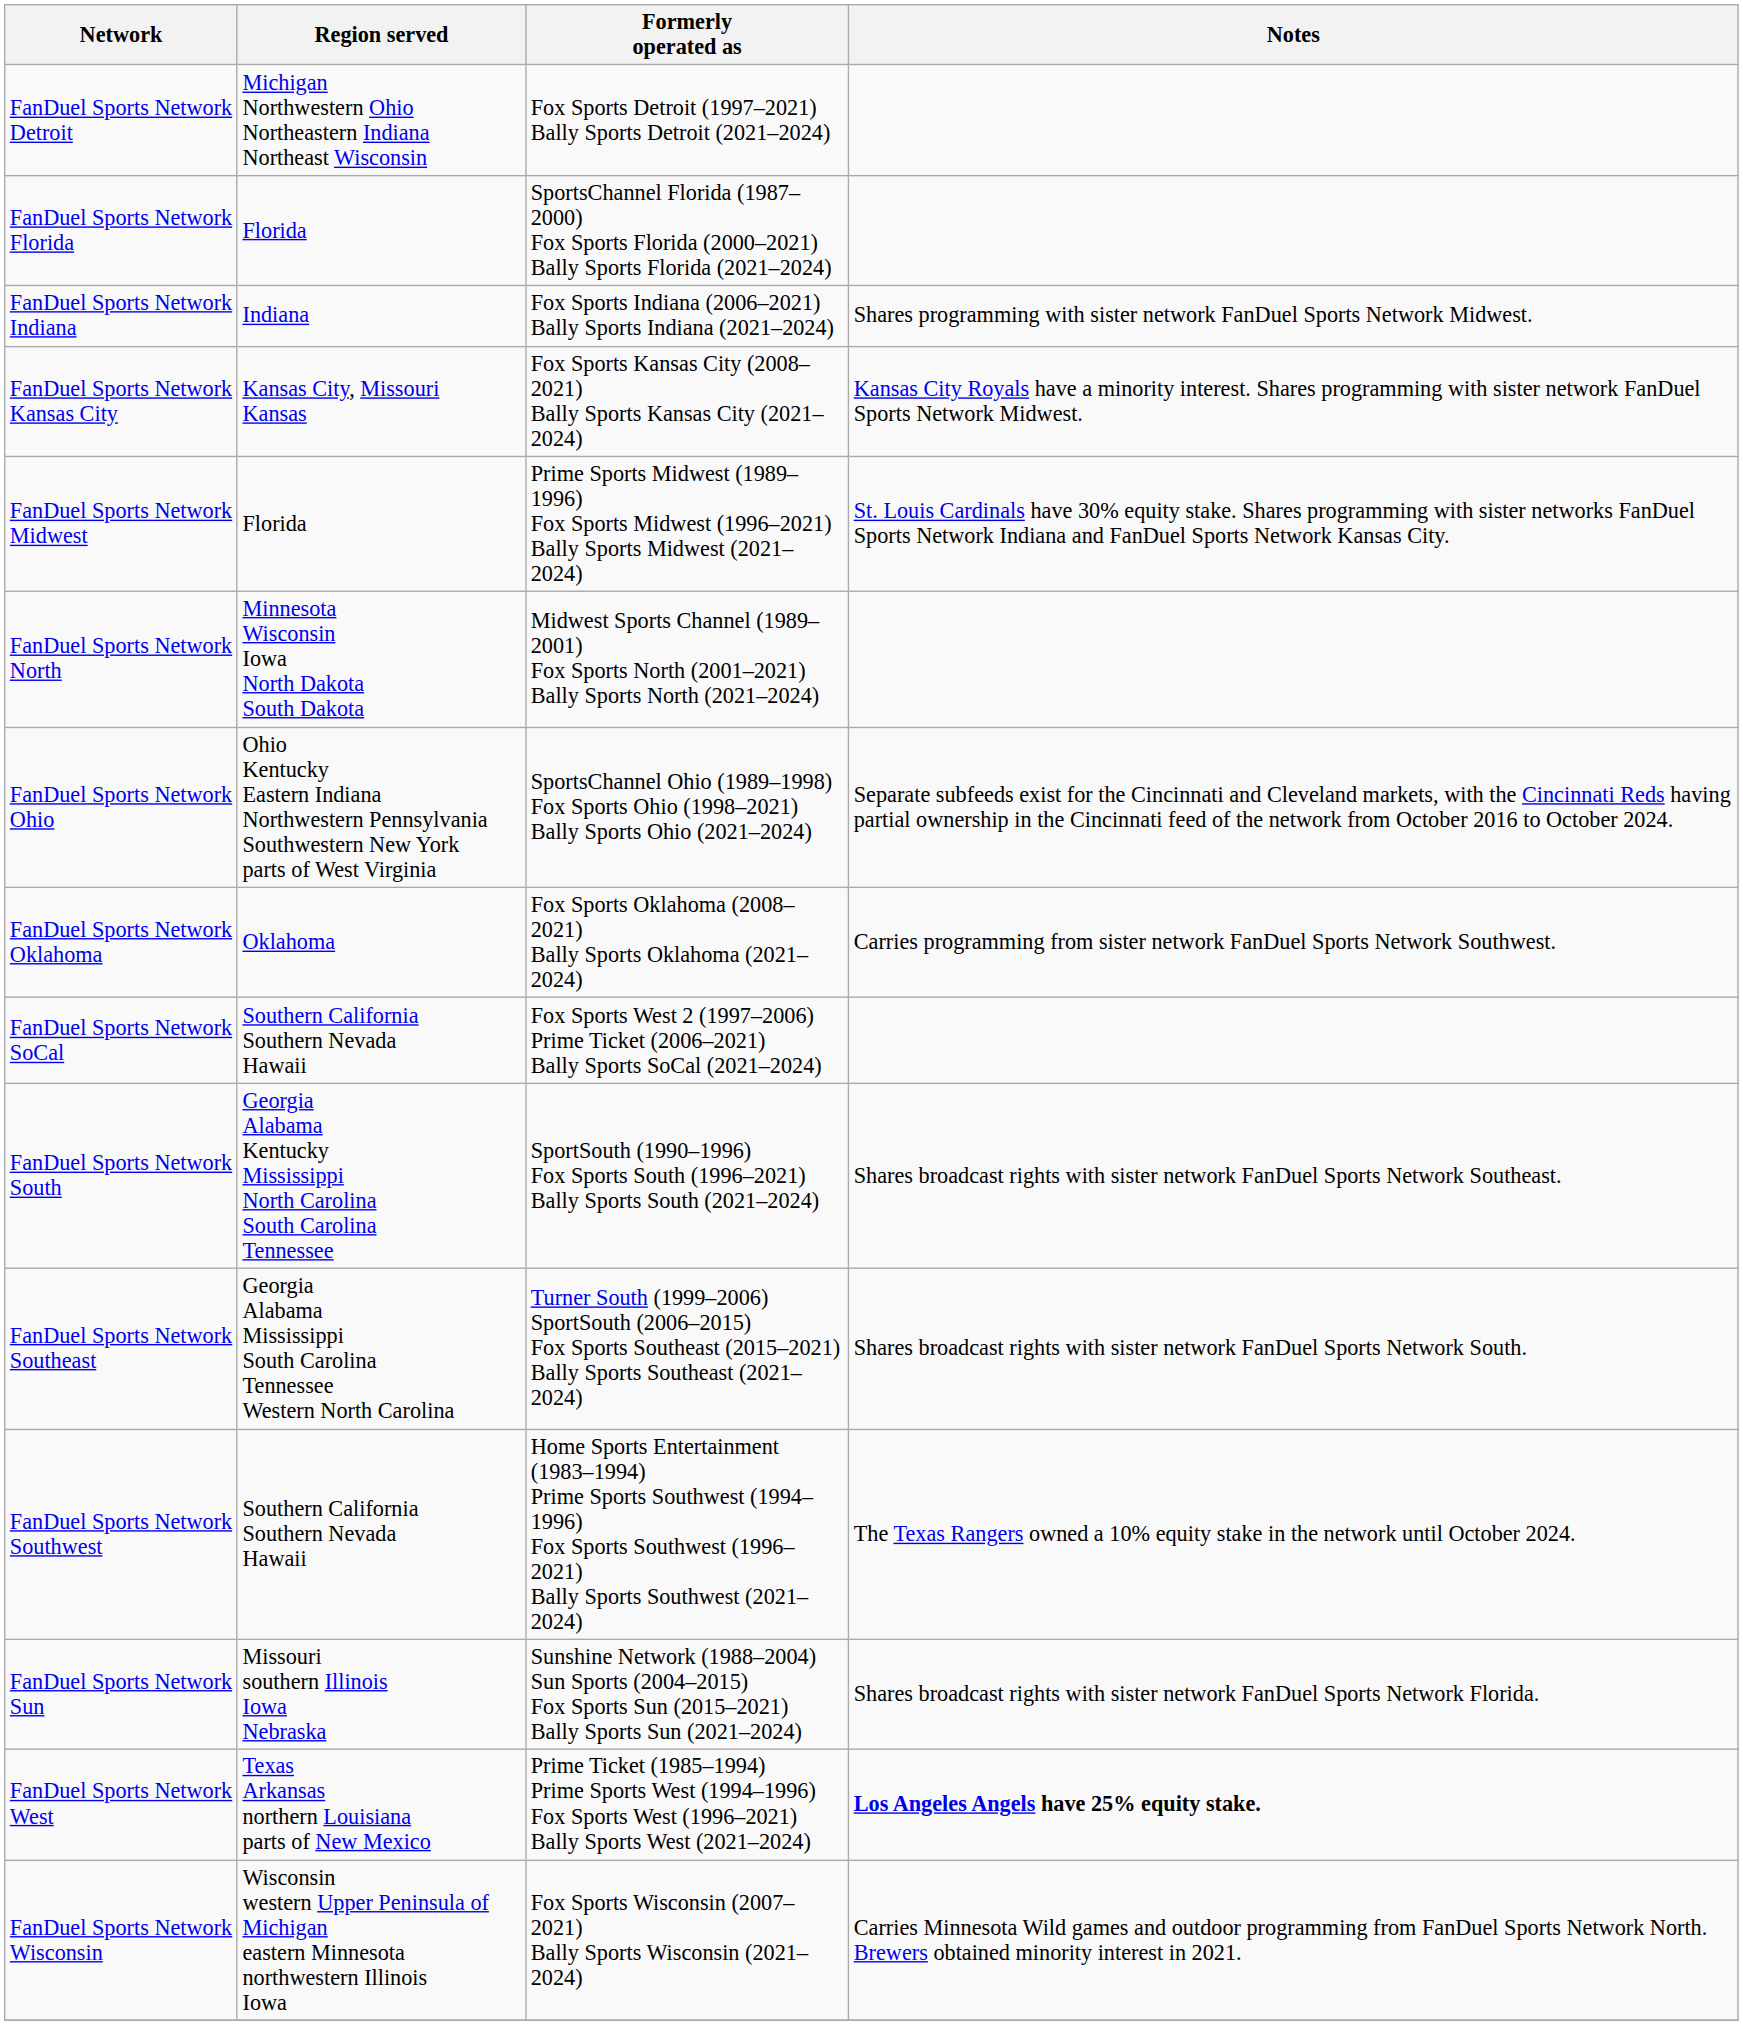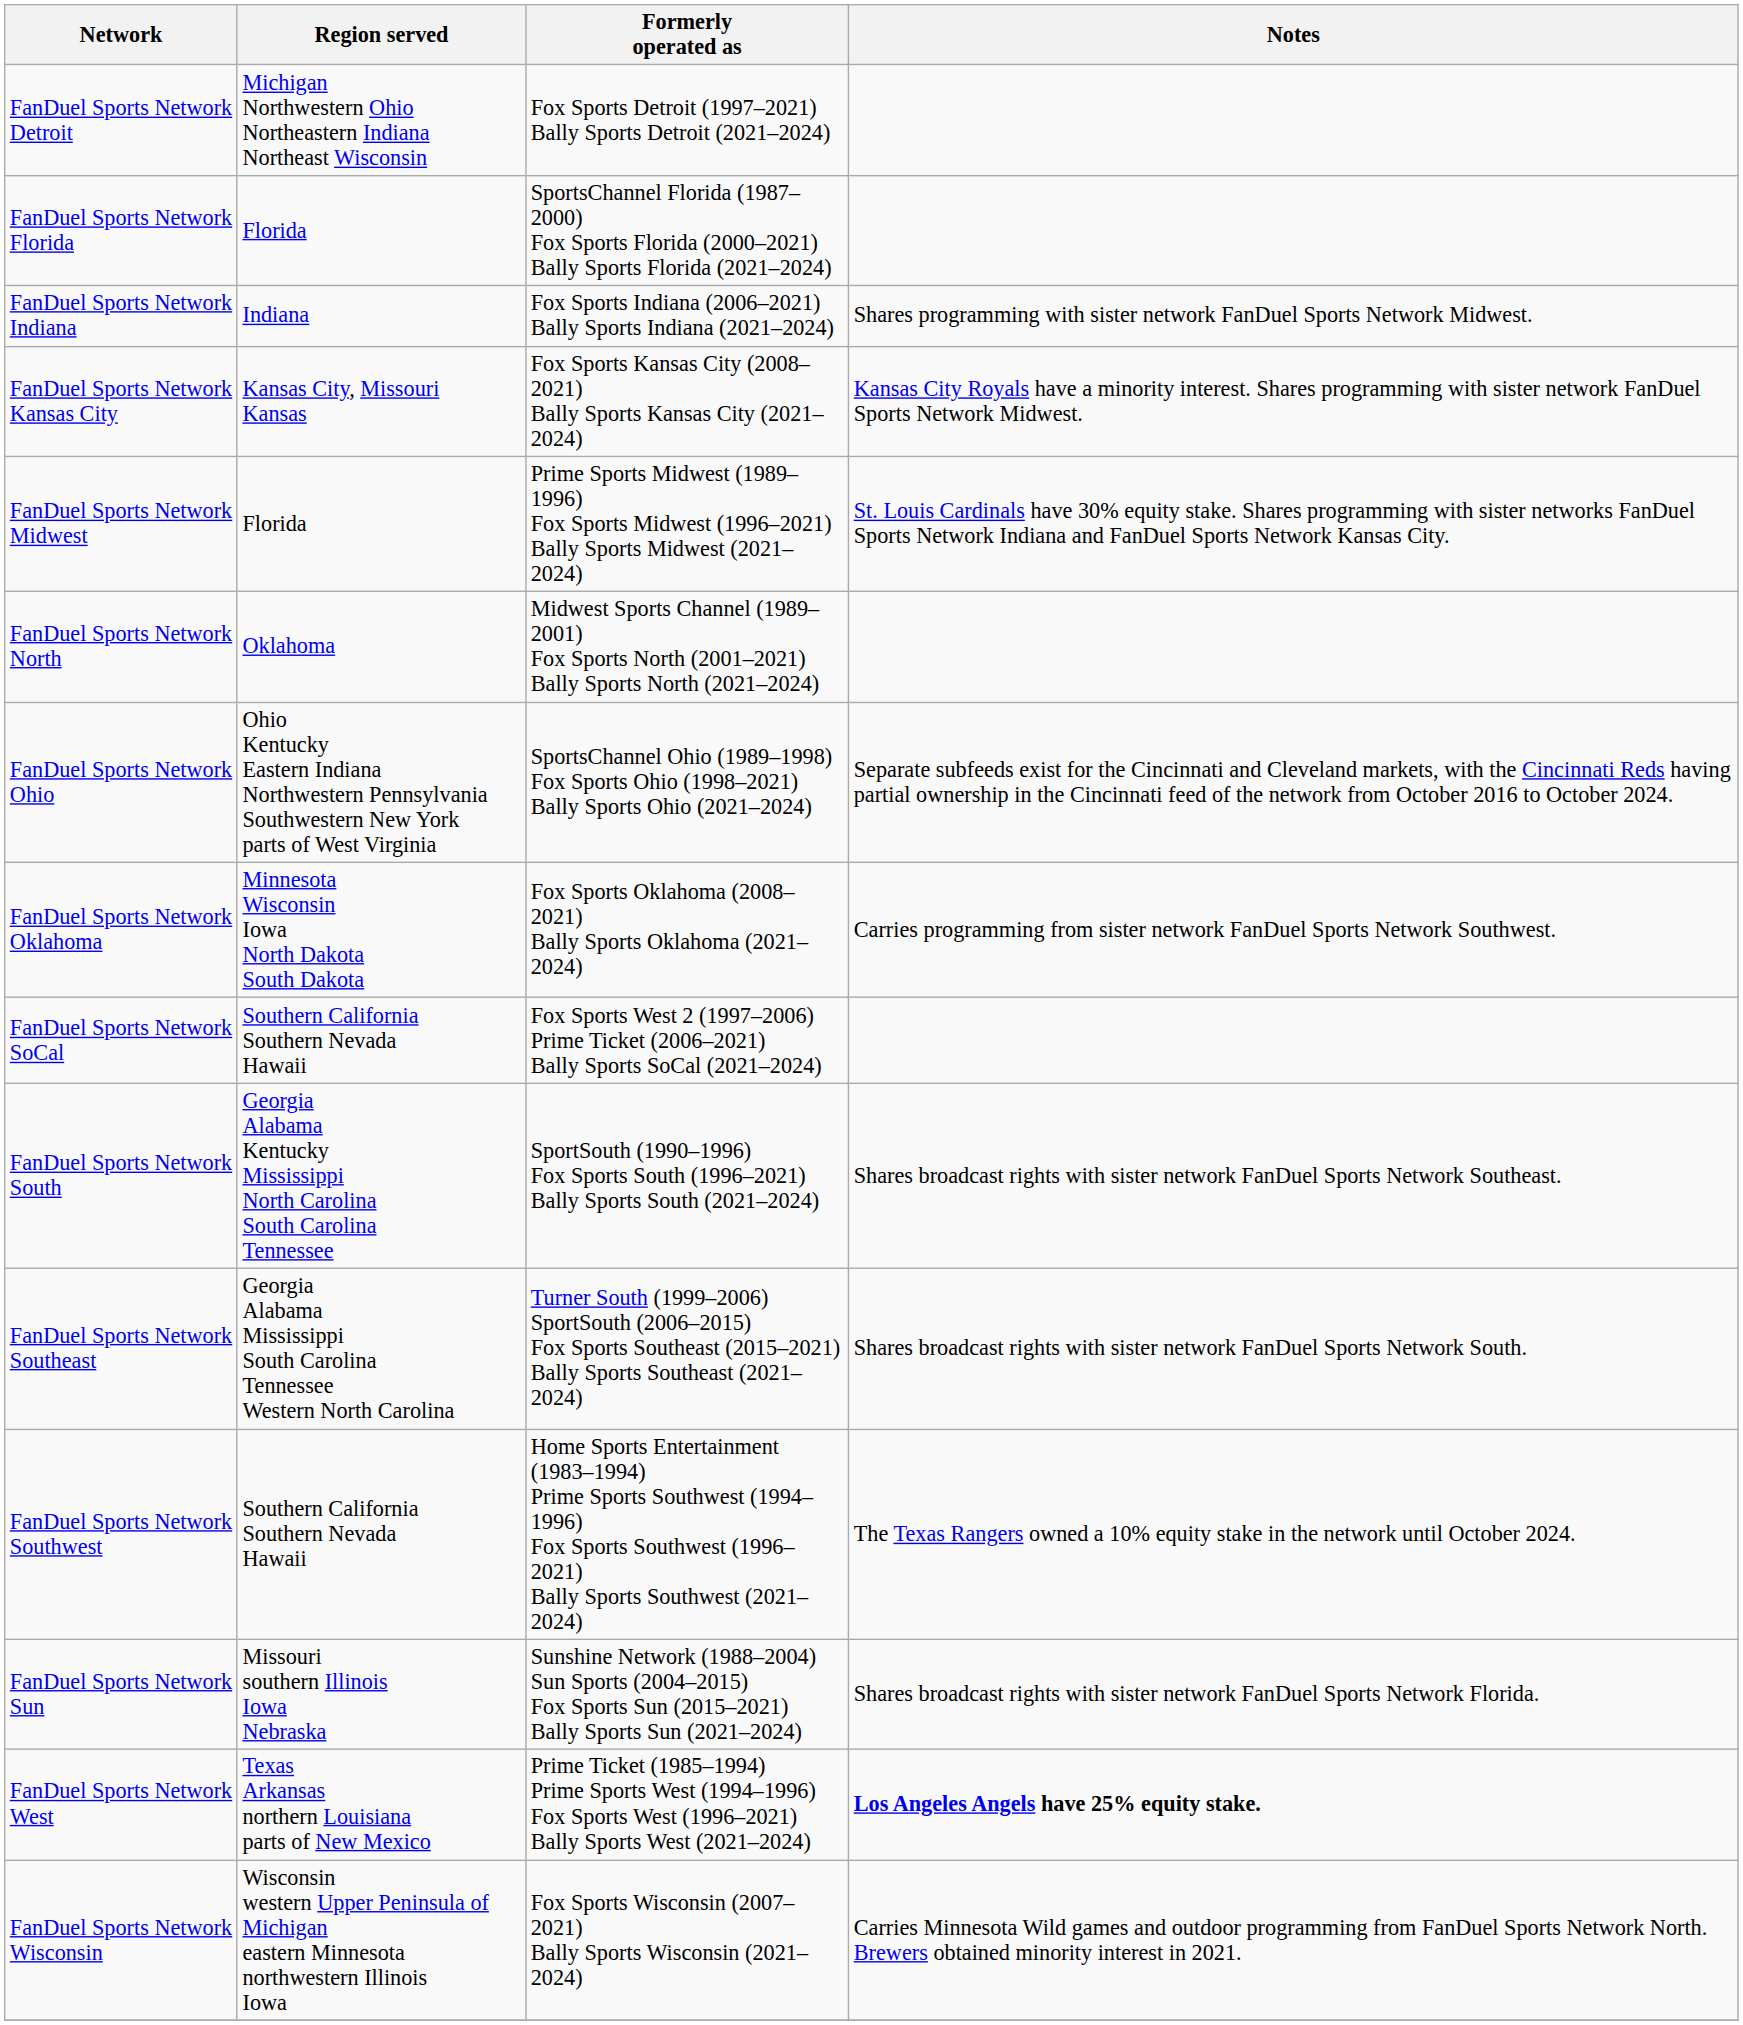(303, 659) Minnesota Wisconsin Iowa North Dakota South Dakota -> (289, 646) Oklahoma
(289, 942) Oklahoma -> (303, 929) Minnesota Wisconsin Iowa North Dakota South Dakota
